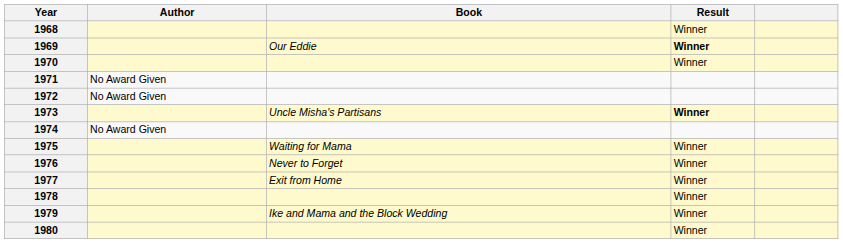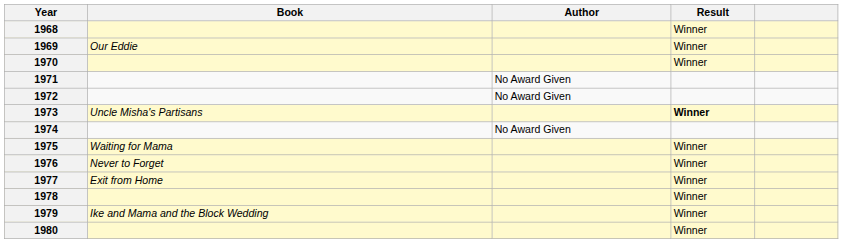columns swapped: (177, 12) <-> (469, 12)
(691, 46) bold -> (690, 46) normal
